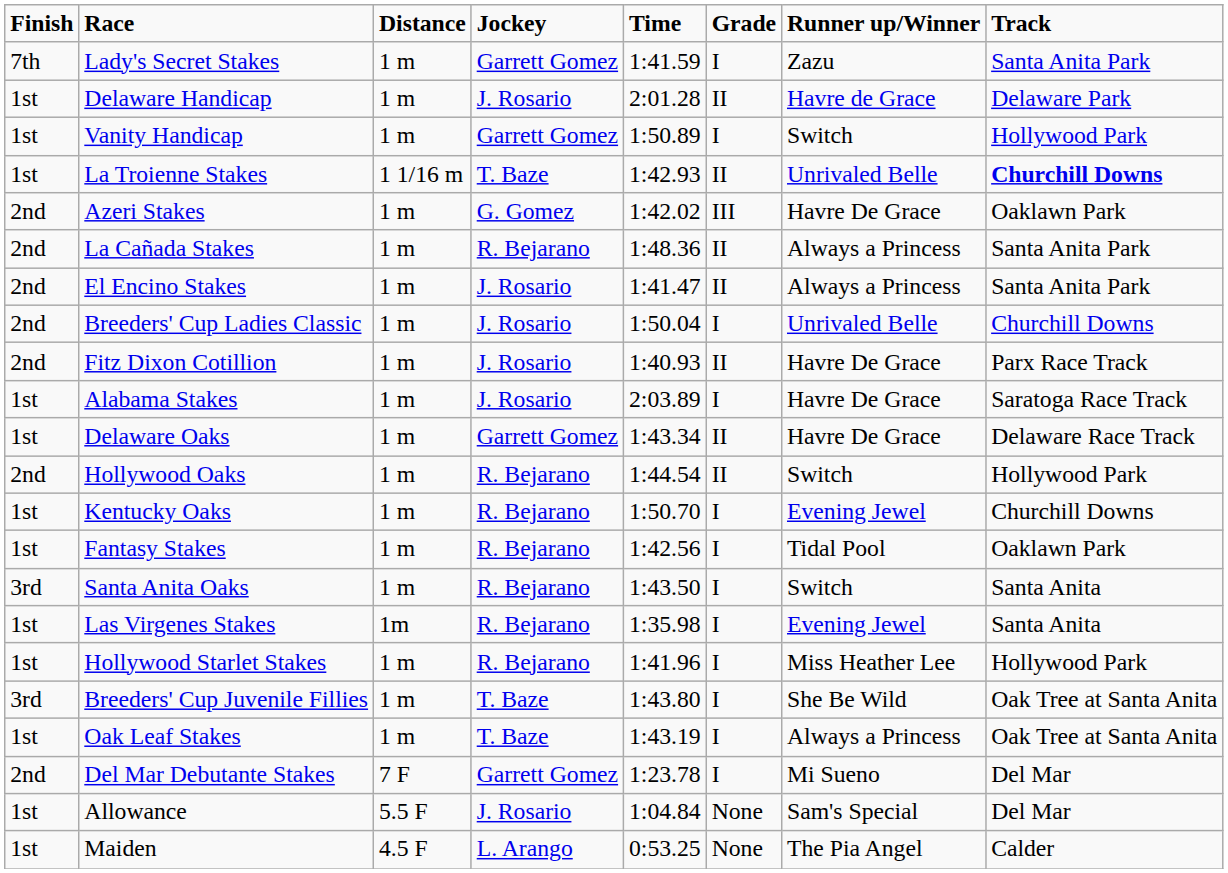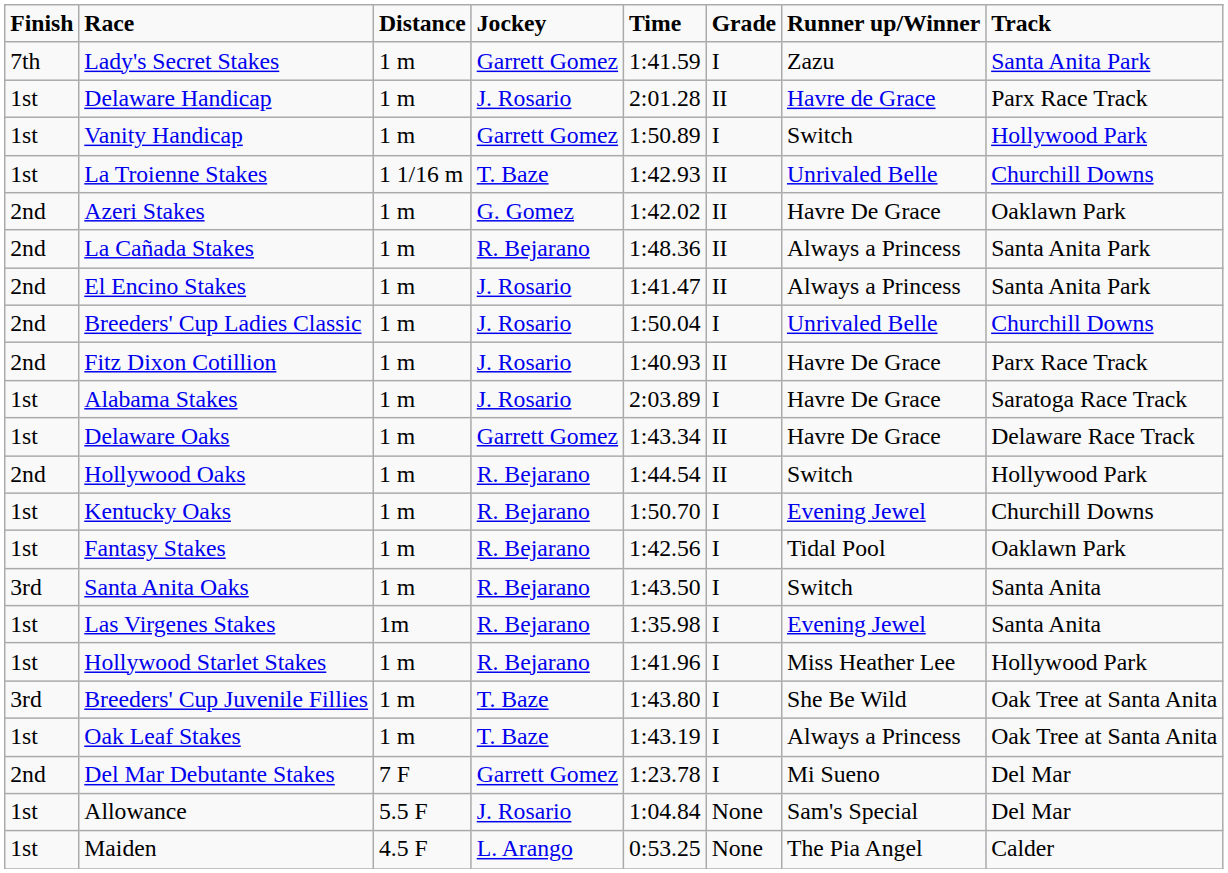(1061, 98) Delaware Park -> (1069, 98) Parx Race Track
(1077, 173) bold -> (1072, 173) normal
(723, 211) III -> (720, 211) II
